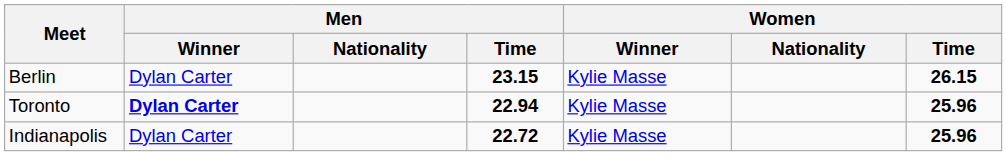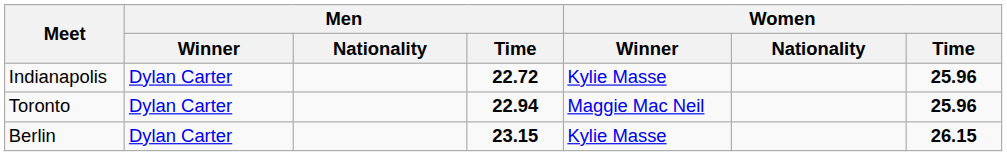rows swapped: (32, 77) <-> (58, 135)
(184, 106) bold -> (181, 106) normal
(617, 106) Kylie Masse -> (636, 106) Maggie Mac Neil
